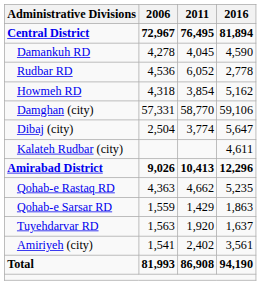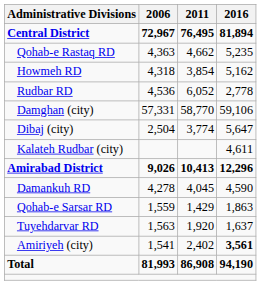rows swapped: (54, 52) <-> (66, 187)
rows swapped: (49, 91) <-> (45, 71)
(239, 245) normal -> (239, 245) bold
